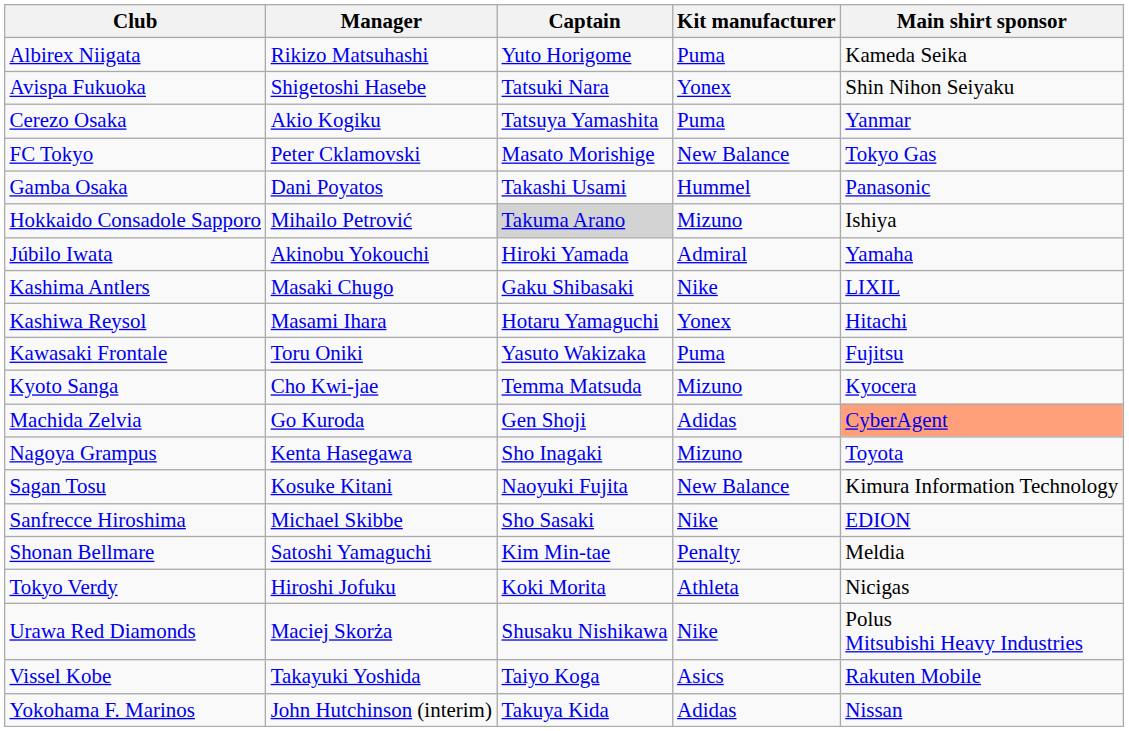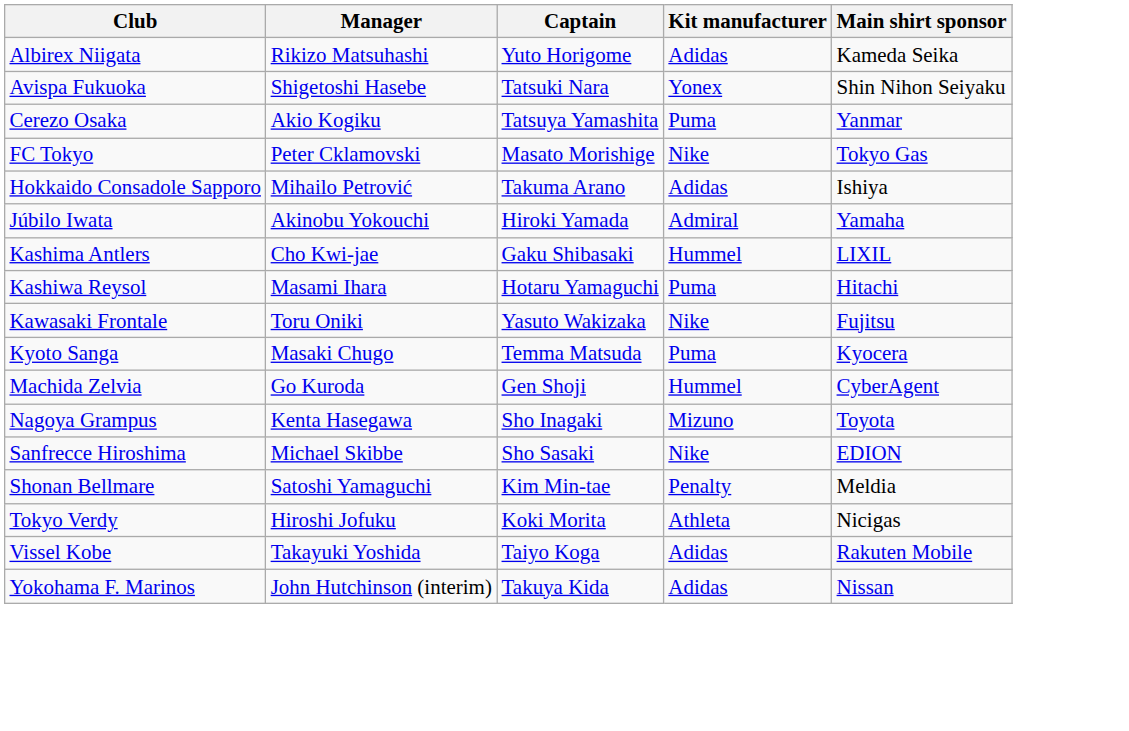(701, 54) Puma -> (698, 54) Adidas
(733, 154) New Balance -> (689, 154) Nike
- row: (69, 187)
(563, 220) lightgrey background -> (563, 187) no background
(710, 220) Mizuno -> (698, 187) Adidas
(332, 287) Masaki Chugo -> (324, 253) Cho Kwi-jae
(697, 287) Nike -> (705, 253) Hummel
(704, 320) Yonex -> (692, 287) Puma
(701, 353) Puma -> (689, 320) Nike
(324, 386) Cho Kwi-jae -> (332, 353) Masaki Chugo
(710, 386) Mizuno -> (692, 353) Puma
(707, 420) Adidas -> (705, 386) Hummel
(897, 420) lightsalmon background -> (888, 386) no background
- row: (58, 486)
- row: (103, 631)
(700, 676) Asics -> (698, 552) Adidas
